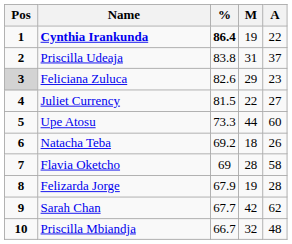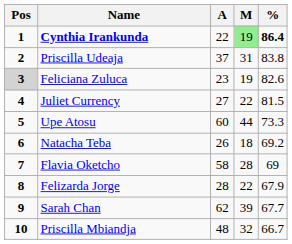columns swapped: (275, 15) <-> (224, 15)
(251, 36) no background -> (246, 36) lightgreen background
(251, 79) 29 -> (246, 79) 19
(251, 186) 19 -> (246, 186) 22
(251, 207) 42 -> (246, 207) 39
